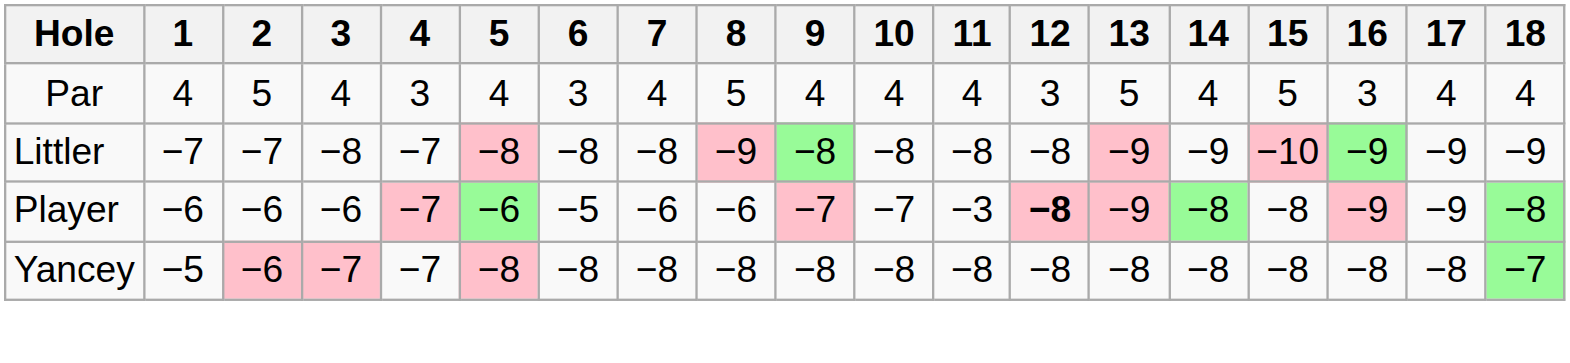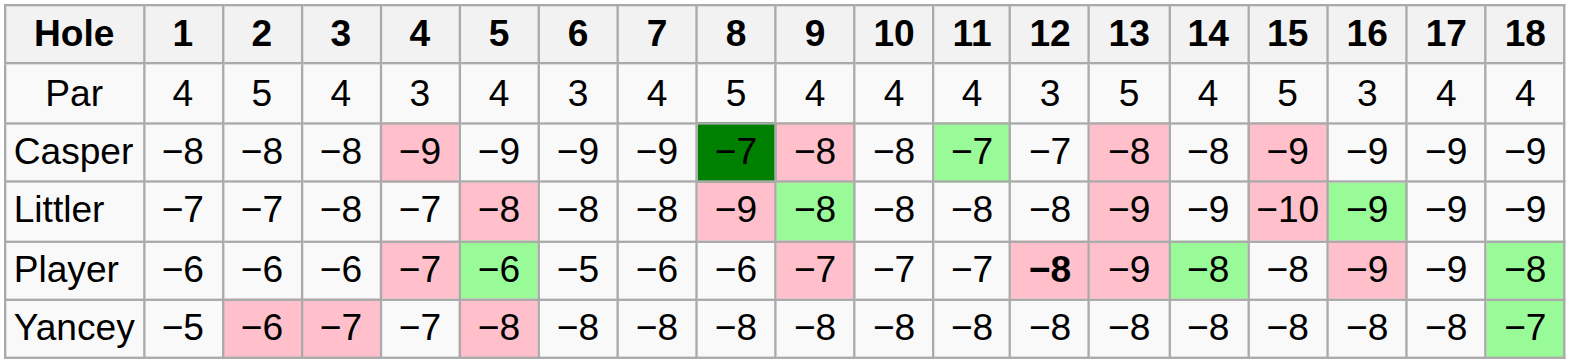+ row: (74, 151)
(972, 210) −3 -> (972, 269) −7
